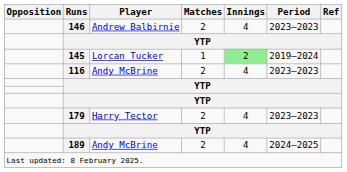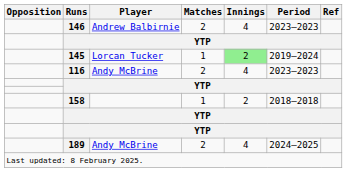+ row: (77, 101)
- row: (77, 116)
